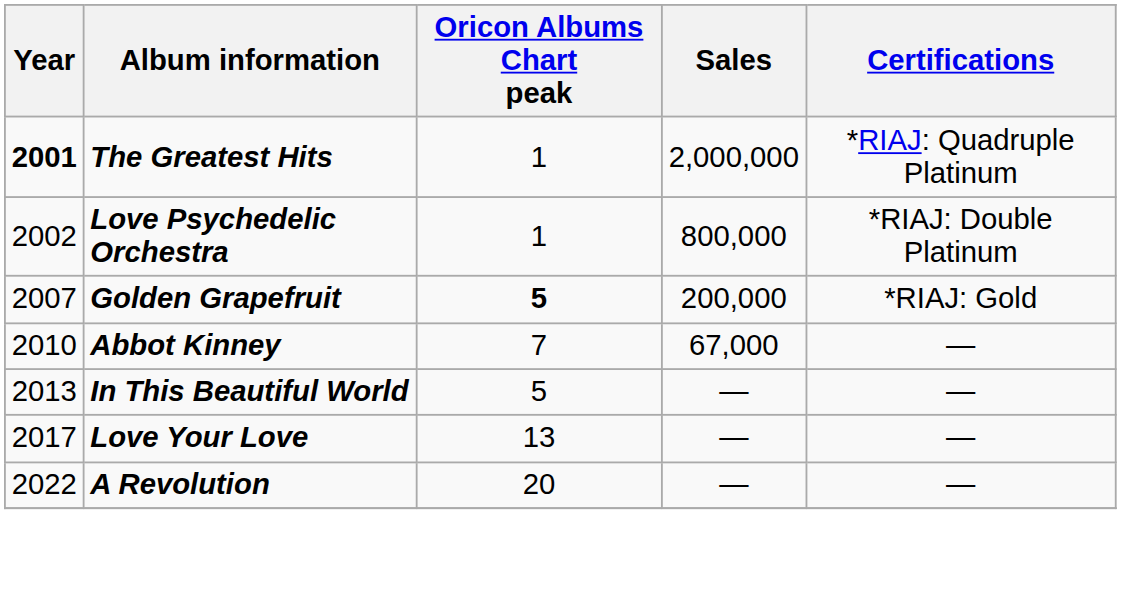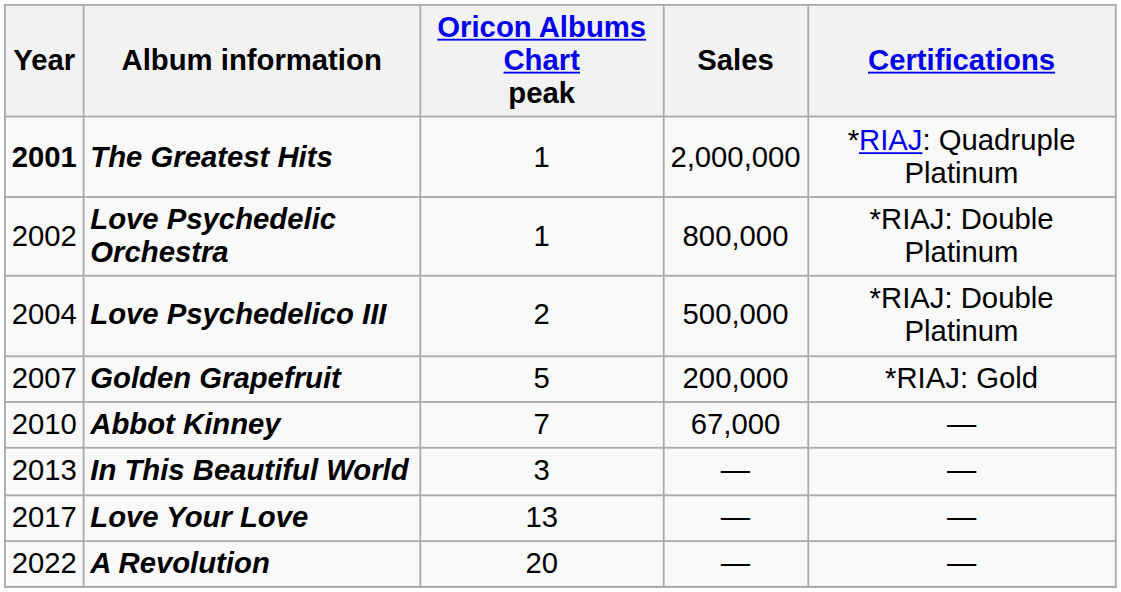+ row: (238, 315)
(539, 298) bold -> (542, 378) normal
(539, 391) 5 -> (542, 471) 3
